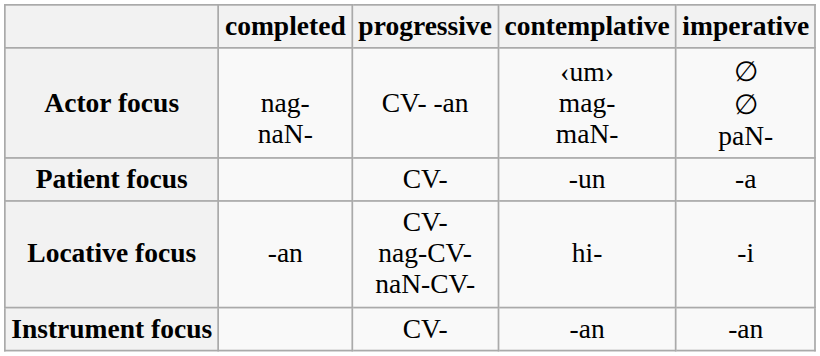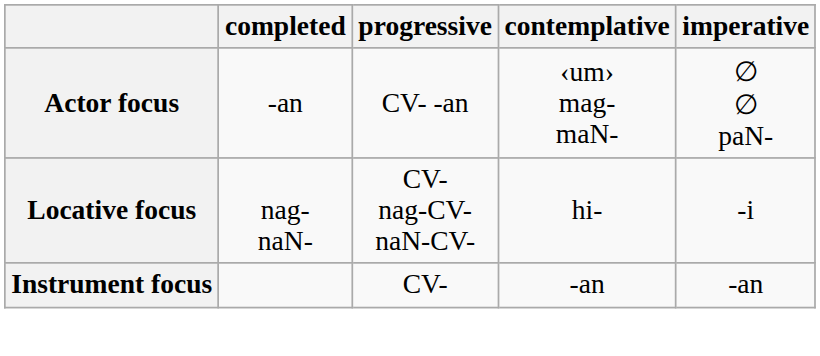(285, 118) nag- naN- -> (285, 102) -an
- row: (112, 178)
(285, 253) -an -> (285, 225) nag- naN-
